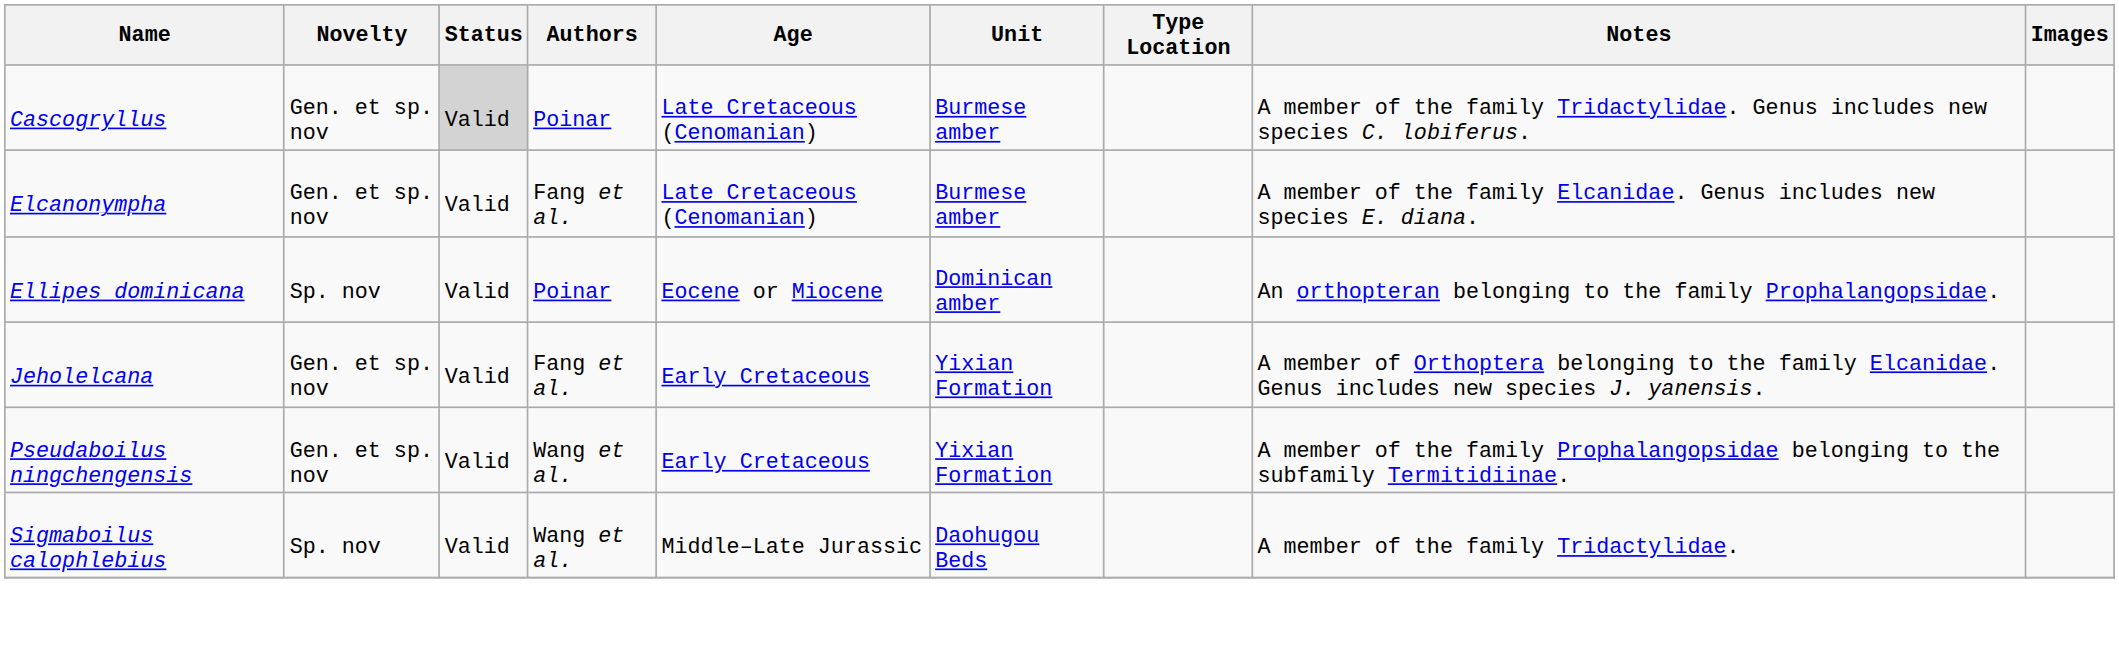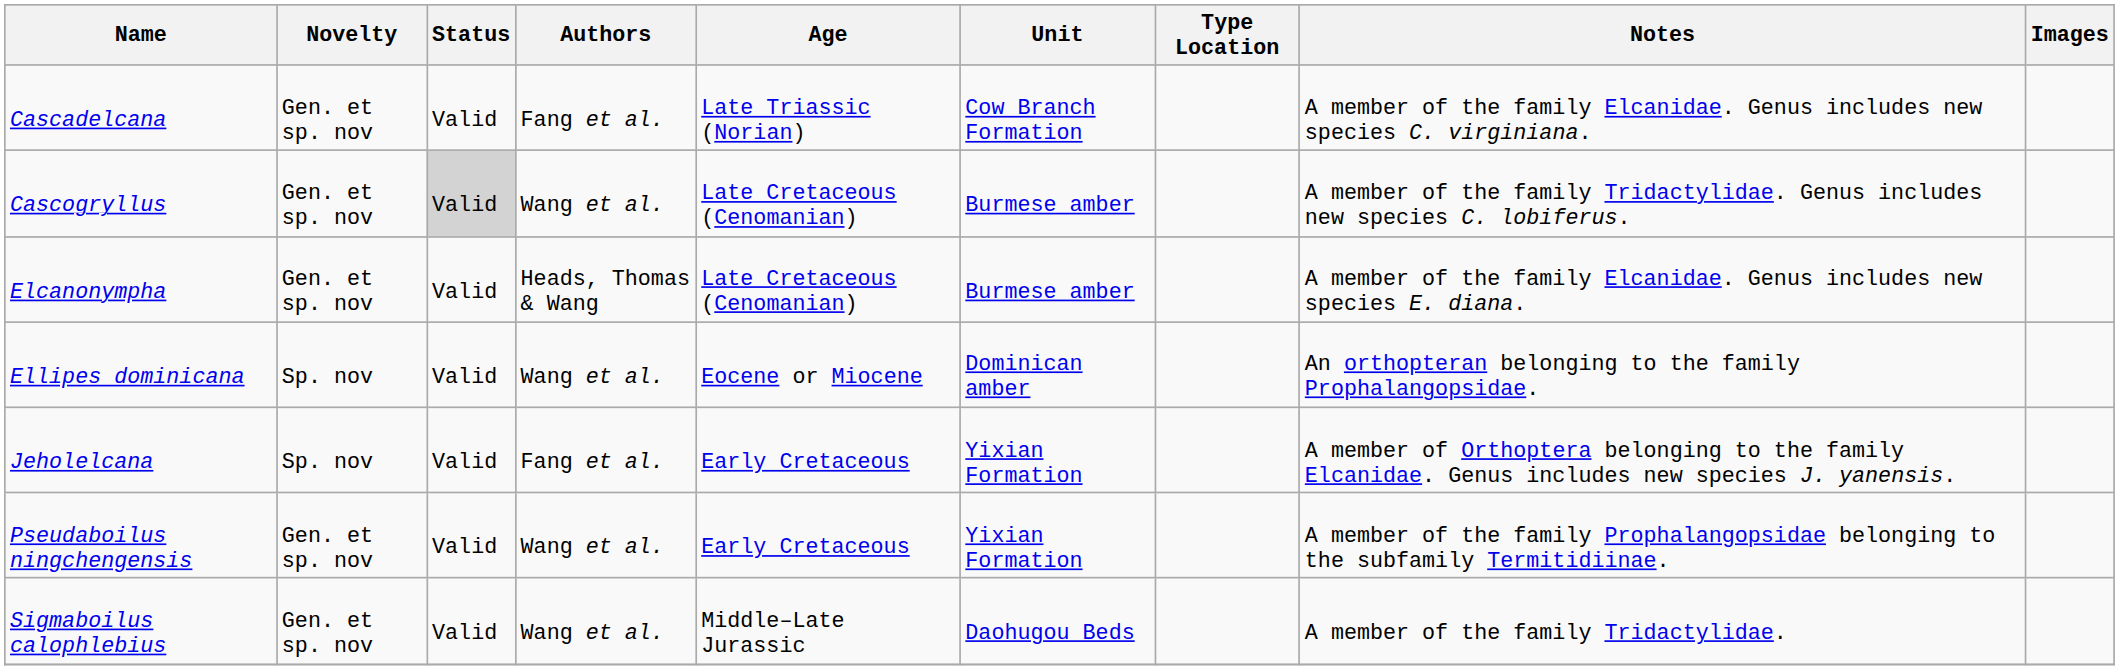+ row: (88, 121)
(572, 121) Poinar -> (592, 206) Wang et al.
(579, 206) Fang et al. -> (605, 292) Heads, Thomas & Wang
(572, 292) Poinar -> (592, 377) Wang et al.
(361, 377) Gen. et sp. nov -> (327, 462) Sp. nov
(335, 548) Sp. nov -> (327, 633) Gen. et sp. nov
